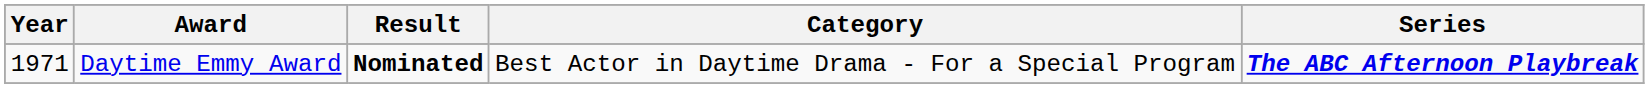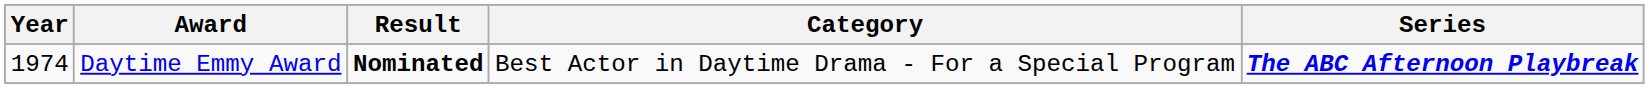(40, 64) 1971 -> (40, 64) 1974
